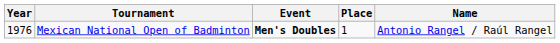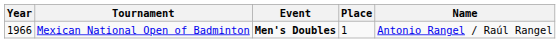(19, 30) 1976 -> (19, 30) 1966
